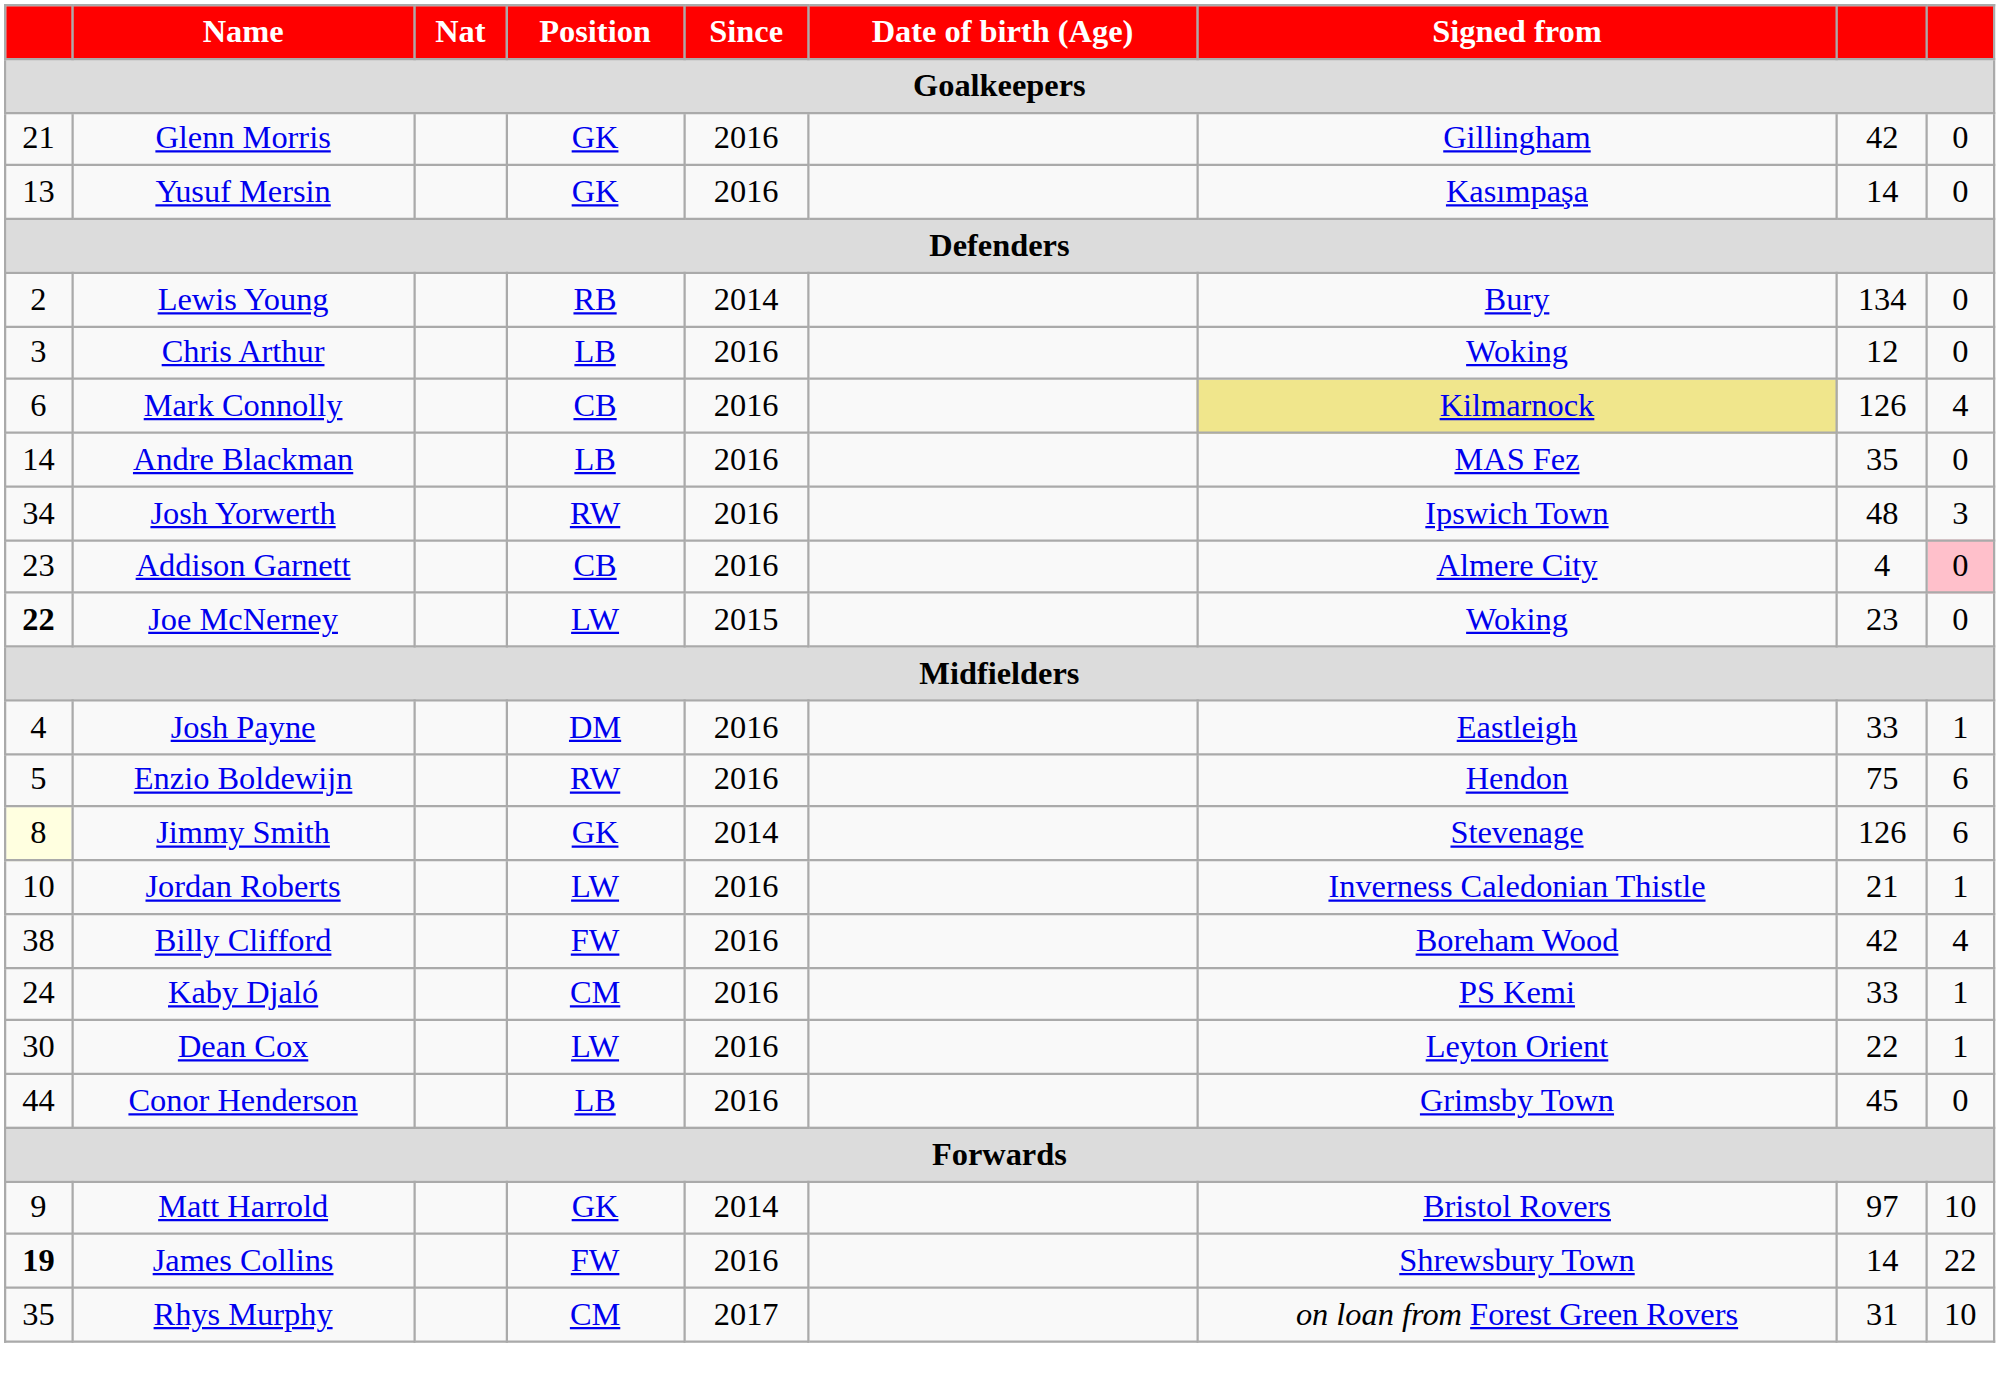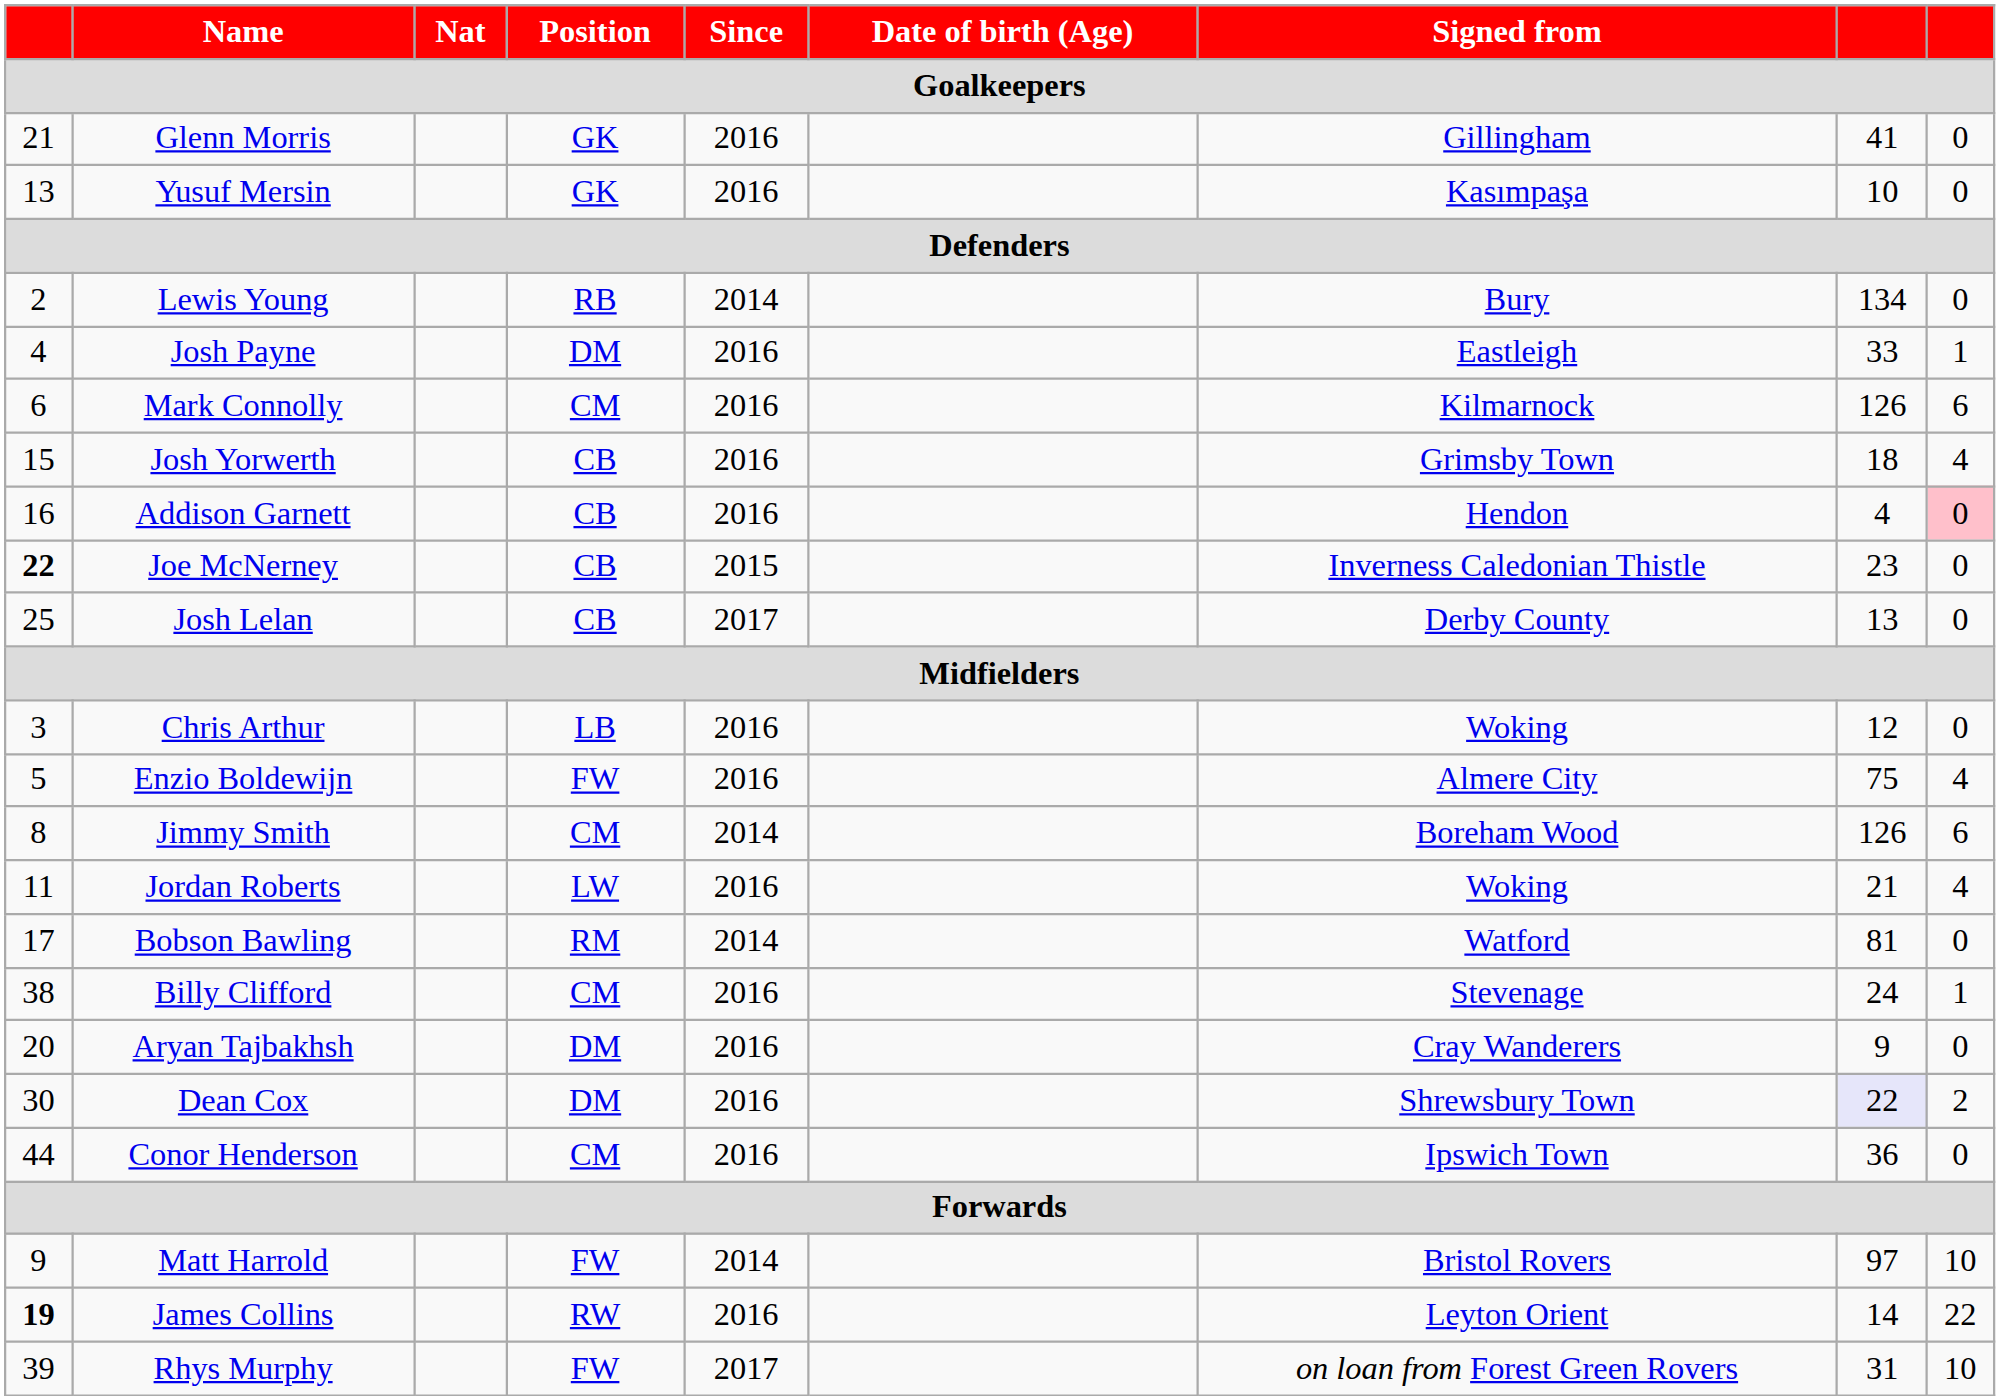(1882, 138) 42 -> (1882, 138) 41
(1882, 191) 14 -> (1882, 191) 10
rows swapped: (243, 352) <-> (243, 726)
(595, 405) CB -> (595, 405) CM
(1517, 405) khaki background -> (1517, 405) no background
(1960, 405) 4 -> (1960, 405) 6
- row: (243, 459)
(38, 512) 34 -> (38, 459) 15
(595, 512) RW -> (595, 459) CB
(1517, 512) Ipswich Town -> (1517, 459) Grimsby Town
(1882, 512) 48 -> (1882, 459) 18
(1960, 512) 3 -> (1960, 459) 4
(38, 565) 23 -> (38, 512) 16
(1517, 565) Almere City -> (1517, 512) Hendon
(595, 619) LW -> (595, 565) CB
(1517, 619) Woking -> (1517, 565) Inverness Caledonian Thistle
+ row: (243, 619)
(595, 779) RW -> (595, 779) FW
(1517, 779) Hendon -> (1517, 779) Almere City
(1960, 779) 6 -> (1960, 779) 4
(38, 833) lightyellow background -> (38, 833) no background
(595, 833) GK -> (595, 833) CM
(1517, 833) Stevenage -> (1517, 833) Boreham Wood
(38, 886) 10 -> (38, 886) 11
(1517, 886) Inverness Caledonian Thistle -> (1517, 886) Woking
(1960, 886) 1 -> (1960, 886) 4
+ row: (243, 940)
(595, 940) FW -> (595, 993) CM
(1517, 940) Boreham Wood -> (1517, 993) Stevenage
(1882, 940) 42 -> (1882, 993) 24
(1960, 940) 4 -> (1960, 993) 1
+ row: (243, 1046)
- row: (243, 993)
(595, 1046) LW -> (595, 1100) DM
(1517, 1046) Leyton Orient -> (1517, 1100) Shrewsbury Town
(1882, 1046) no background -> (1882, 1100) lavender background
(1960, 1046) 1 -> (1960, 1100) 2
(595, 1100) LB -> (595, 1153) CM
(1517, 1100) Grimsby Town -> (1517, 1153) Ipswich Town
(1882, 1100) 45 -> (1882, 1153) 36
(595, 1207) GK -> (595, 1260) FW
(595, 1260) FW -> (595, 1314) RW
(1517, 1260) Shrewsbury Town -> (1517, 1314) Leyton Orient
(38, 1314) 35 -> (38, 1367) 39
(595, 1314) CM -> (595, 1367) FW
